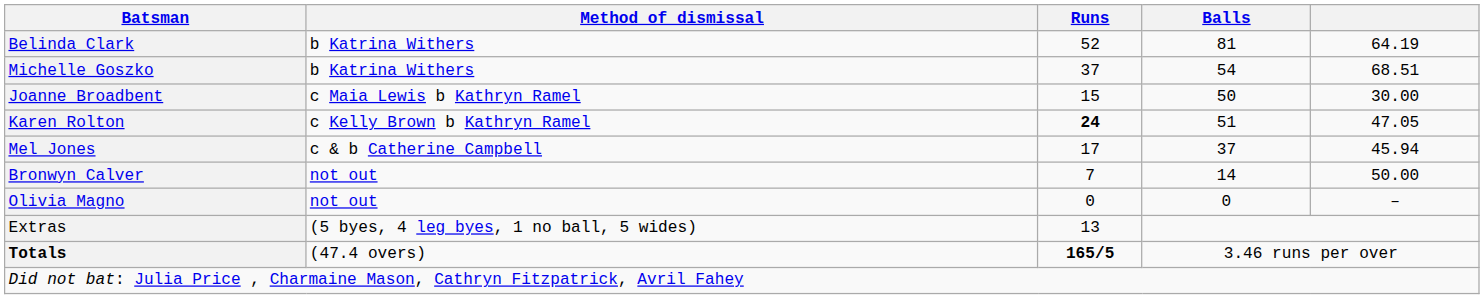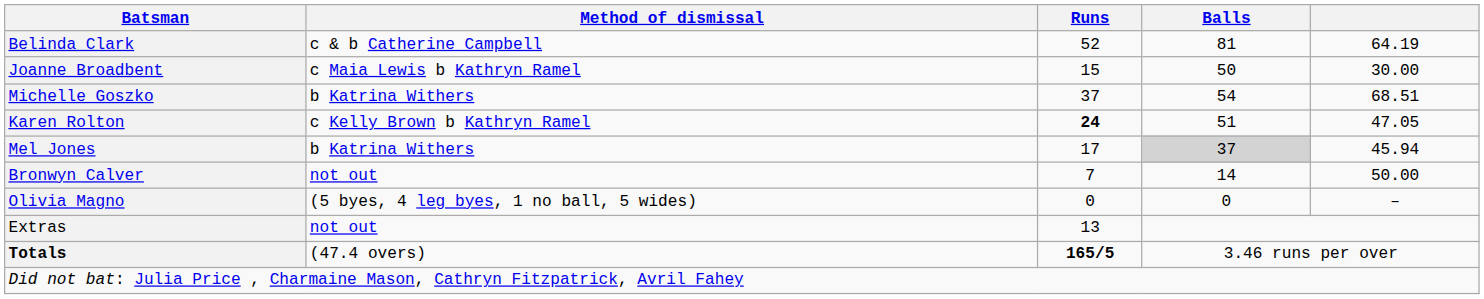(392, 44) b Katrina Withers -> (426, 44) c & b Catherine Campbell
rows swapped: (86, 97) <-> (81, 70)
(426, 149) c & b Catherine Campbell -> (392, 149) b Katrina Withers
(1226, 149) no background -> (1226, 149) lightgrey background
(344, 202) not out -> (503, 202) (5 byes, 4 leg byes, 1 no ball, 5 wides)
(503, 228) (5 byes, 4 leg byes, 1 no ball, 5 wides) -> (344, 228) not out
